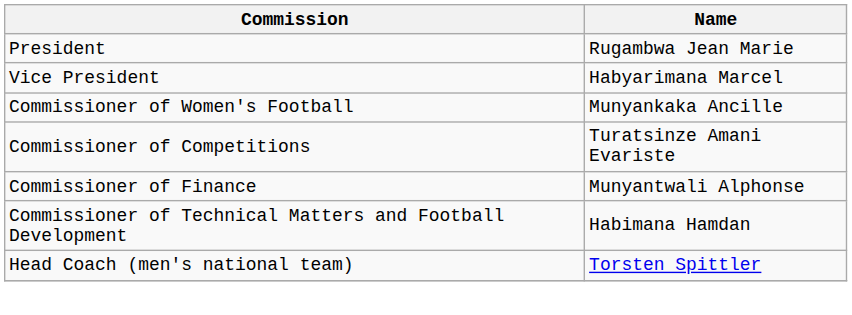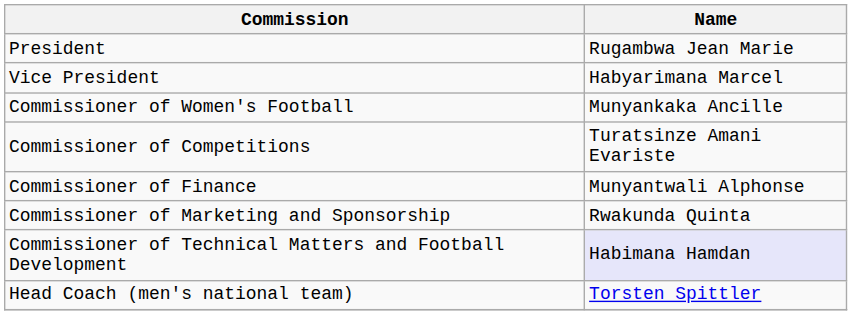+ row: (230, 215)
(670, 226) no background -> (670, 255) lavender background
